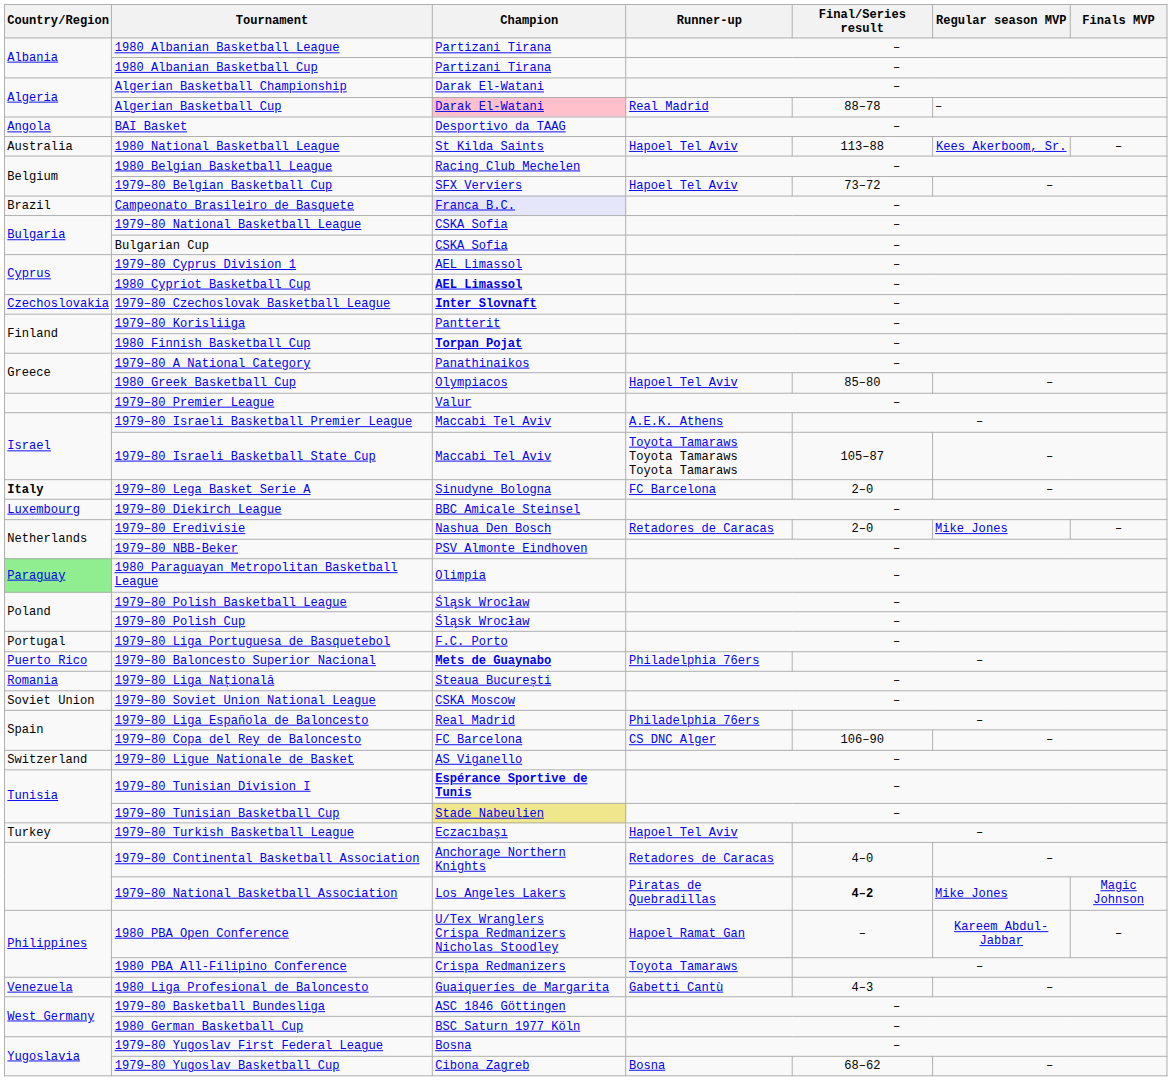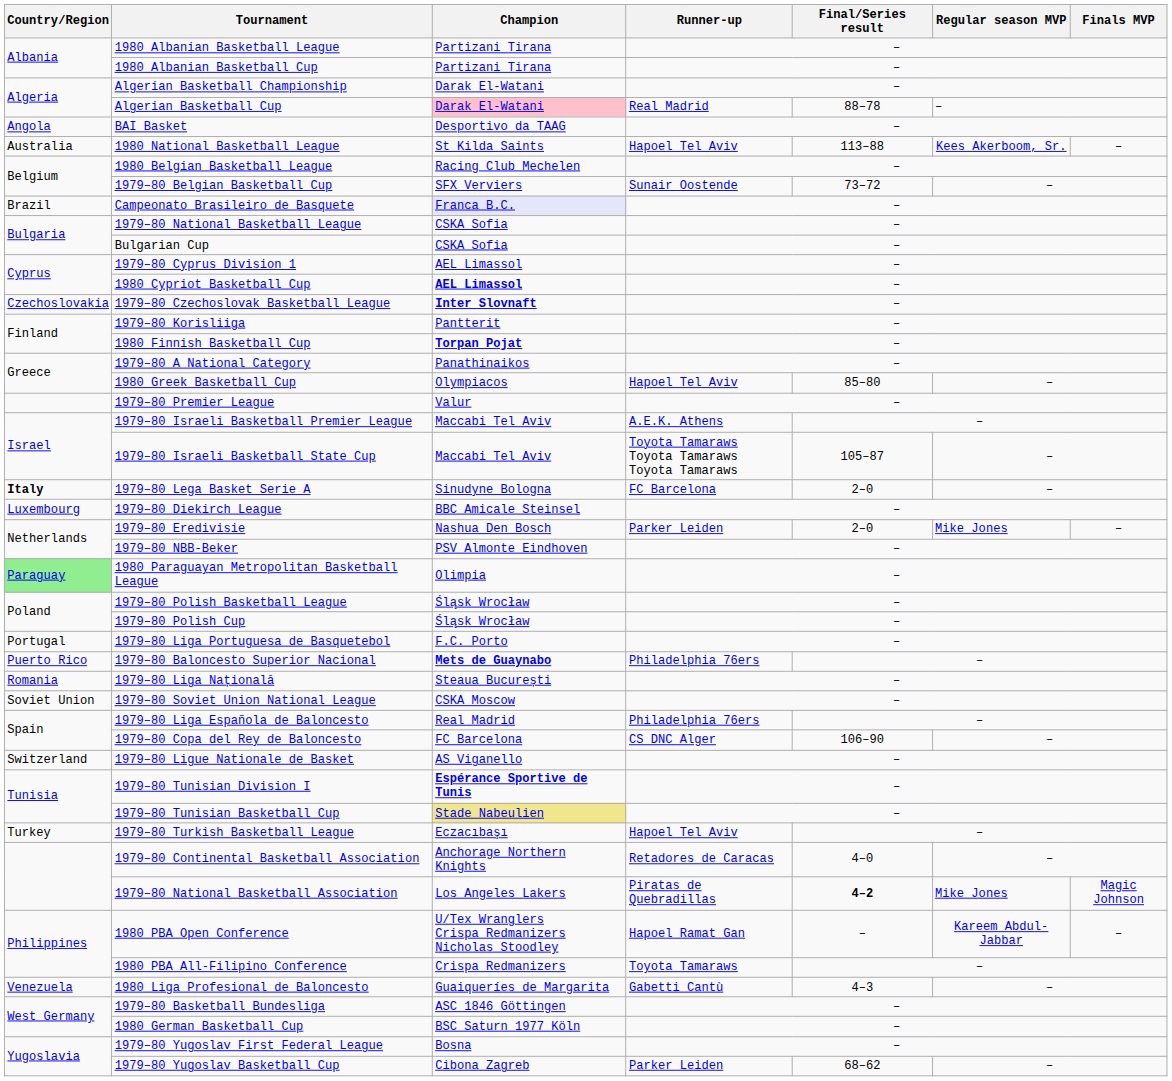(683, 186) Hapoel Tel Aviv -> (683, 186) Sunair Oostende
(701, 529) Retadores de Caracas -> (676, 529) Parker Leiden
(647, 1066) Bosna -> (676, 1066) Parker Leiden
